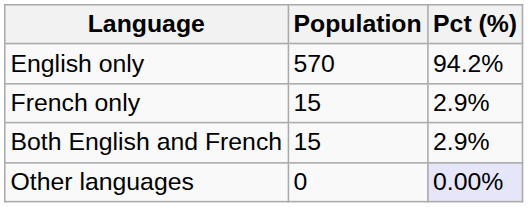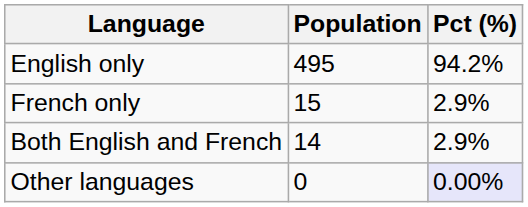(314, 63) 570 -> (314, 63) 495
(307, 142) 15 -> (307, 142) 14
